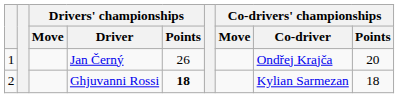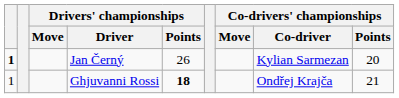(11, 59) normal -> (11, 59) bold
(295, 59) Ondřej Krajča -> (303, 59) Kylian Sarmezan
(11, 81) 2 -> (11, 81) 1
(303, 81) Kylian Sarmezan -> (295, 81) Ondřej Krajča
(373, 81) 18 -> (373, 81) 21
